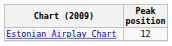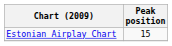(145, 34) 12 -> (145, 34) 15
